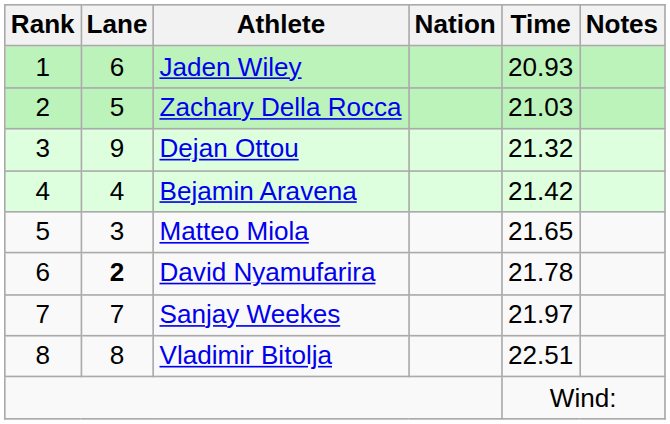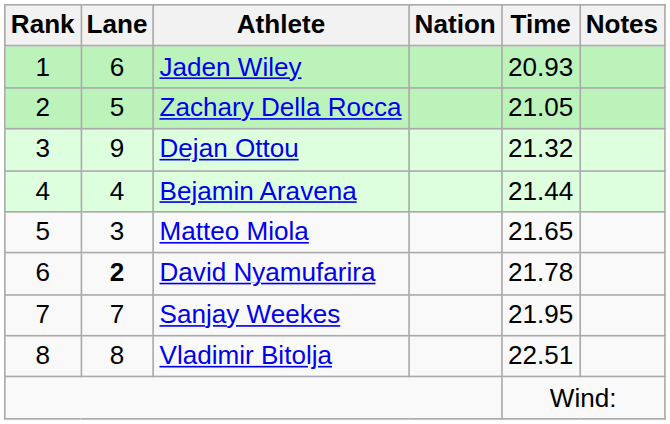(541, 107) 21.03 -> (541, 107) 21.05
(541, 190) 21.42 -> (541, 190) 21.44
(541, 314) 21.97 -> (541, 314) 21.95
